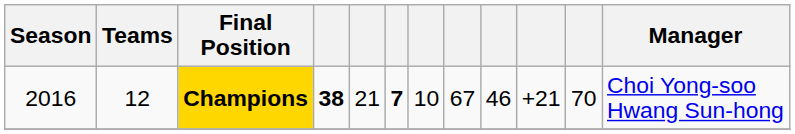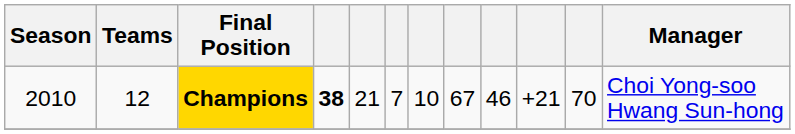(51, 97) 2016 -> (51, 97) 2010
(397, 97) bold -> (397, 97) normal
